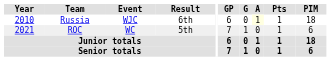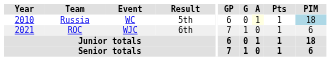(130, 20) WJC -> (130, 20) WC
(186, 20) 6th -> (186, 20) 5th
(311, 20) no background -> (311, 20) lightblue background
(130, 30) WC -> (130, 30) WJC
(186, 30) 5th -> (186, 30) 6th
